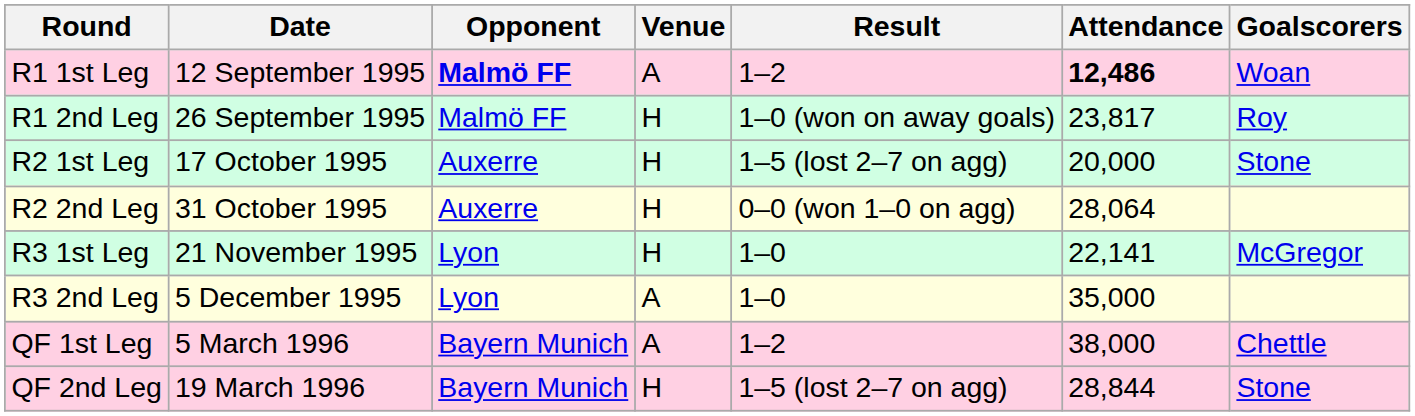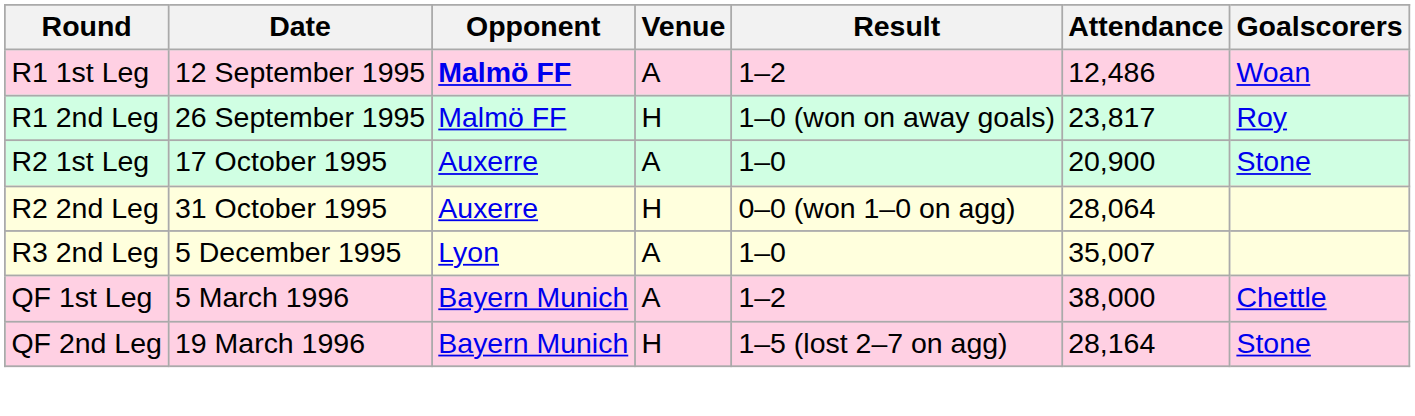(1112, 72) bold -> (1112, 72) normal
(652, 162) H -> (651, 162) A
(873, 162) 1–5 (lost 2–7 on agg) -> (762, 162) 1–0
(1112, 162) 20,000 -> (1112, 162) 20,900
- row: (80, 252)
(1112, 298) 35,000 -> (1112, 252) 35,007
(1112, 388) 28,844 -> (1112, 343) 28,164
